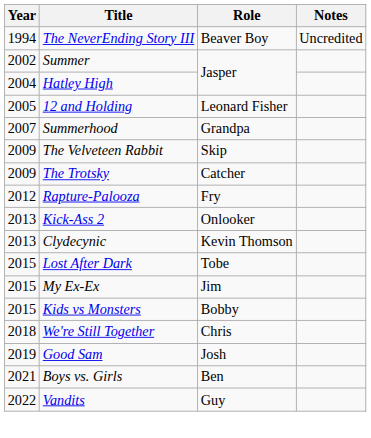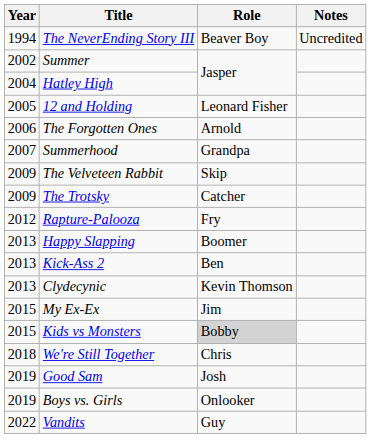+ row: (100, 128)
+ row: (89, 241)
(228, 219) Onlooker -> (212, 264) Ben
- row: (87, 264)
(220, 309) no background -> (220, 331) lightgrey background
(22, 377) 2021 -> (22, 399) 2019
(212, 377) Ben -> (228, 399) Onlooker
